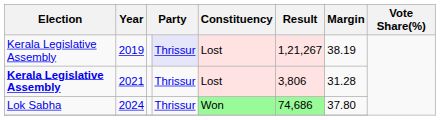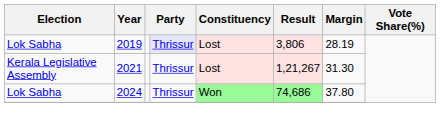(52, 50) Kerala Legislative Assembly -> (34, 44) Lok Sabha
(300, 50) 1,21,267 -> (290, 44) 3,806
(342, 50) 38.19 -> (340, 44) 28.19
(55, 81) bold -> (52, 68) normal
(292, 81) 3,806 -> (298, 68) 1,21,267
(342, 81) 31.28 -> (340, 68) 31.30
